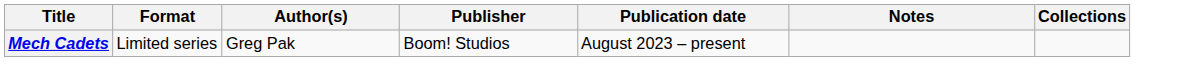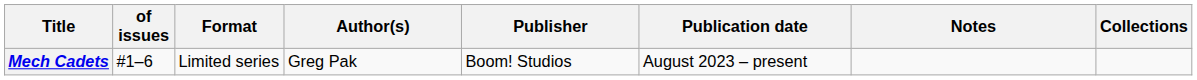+ column: (144, 26)
